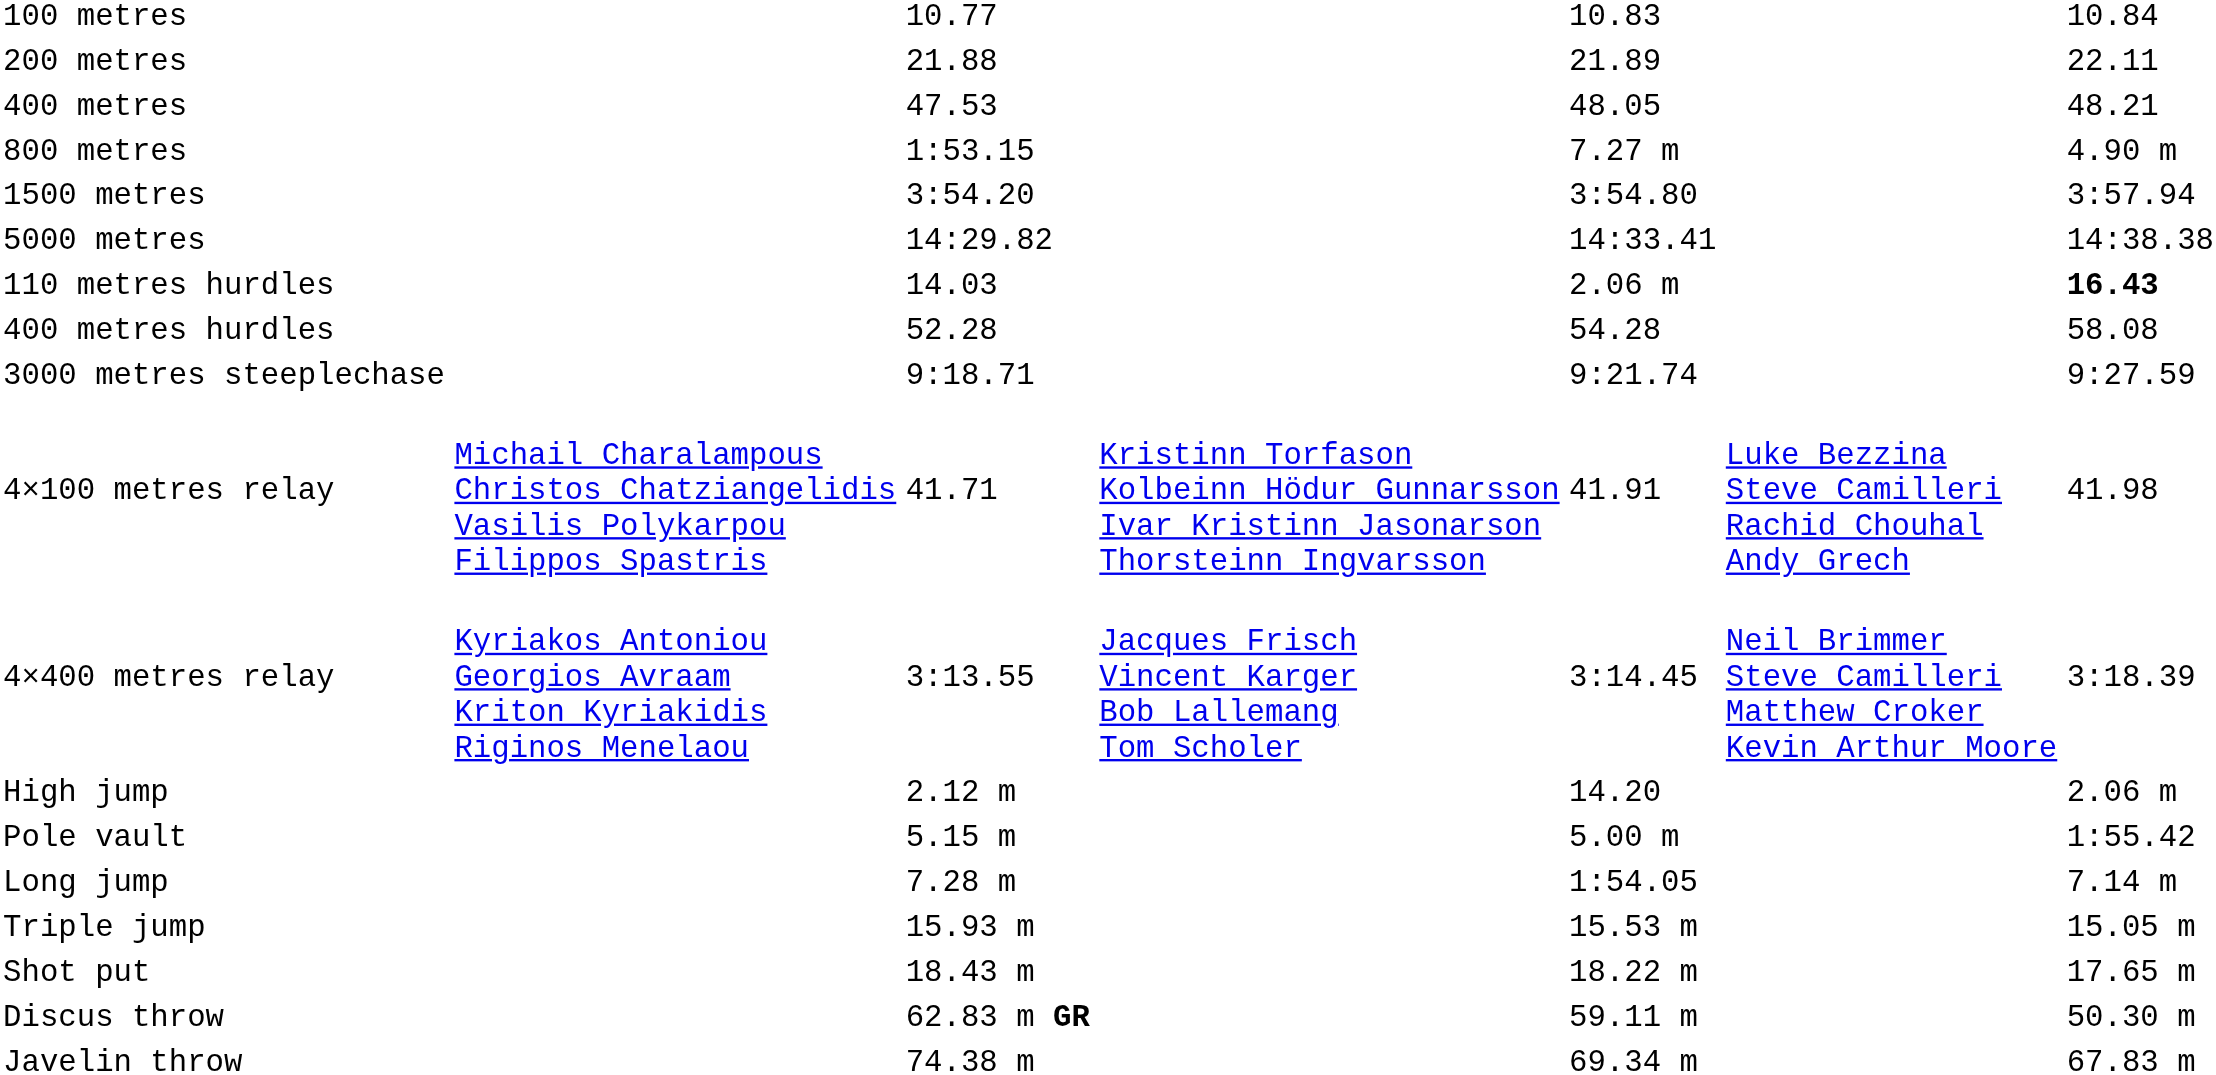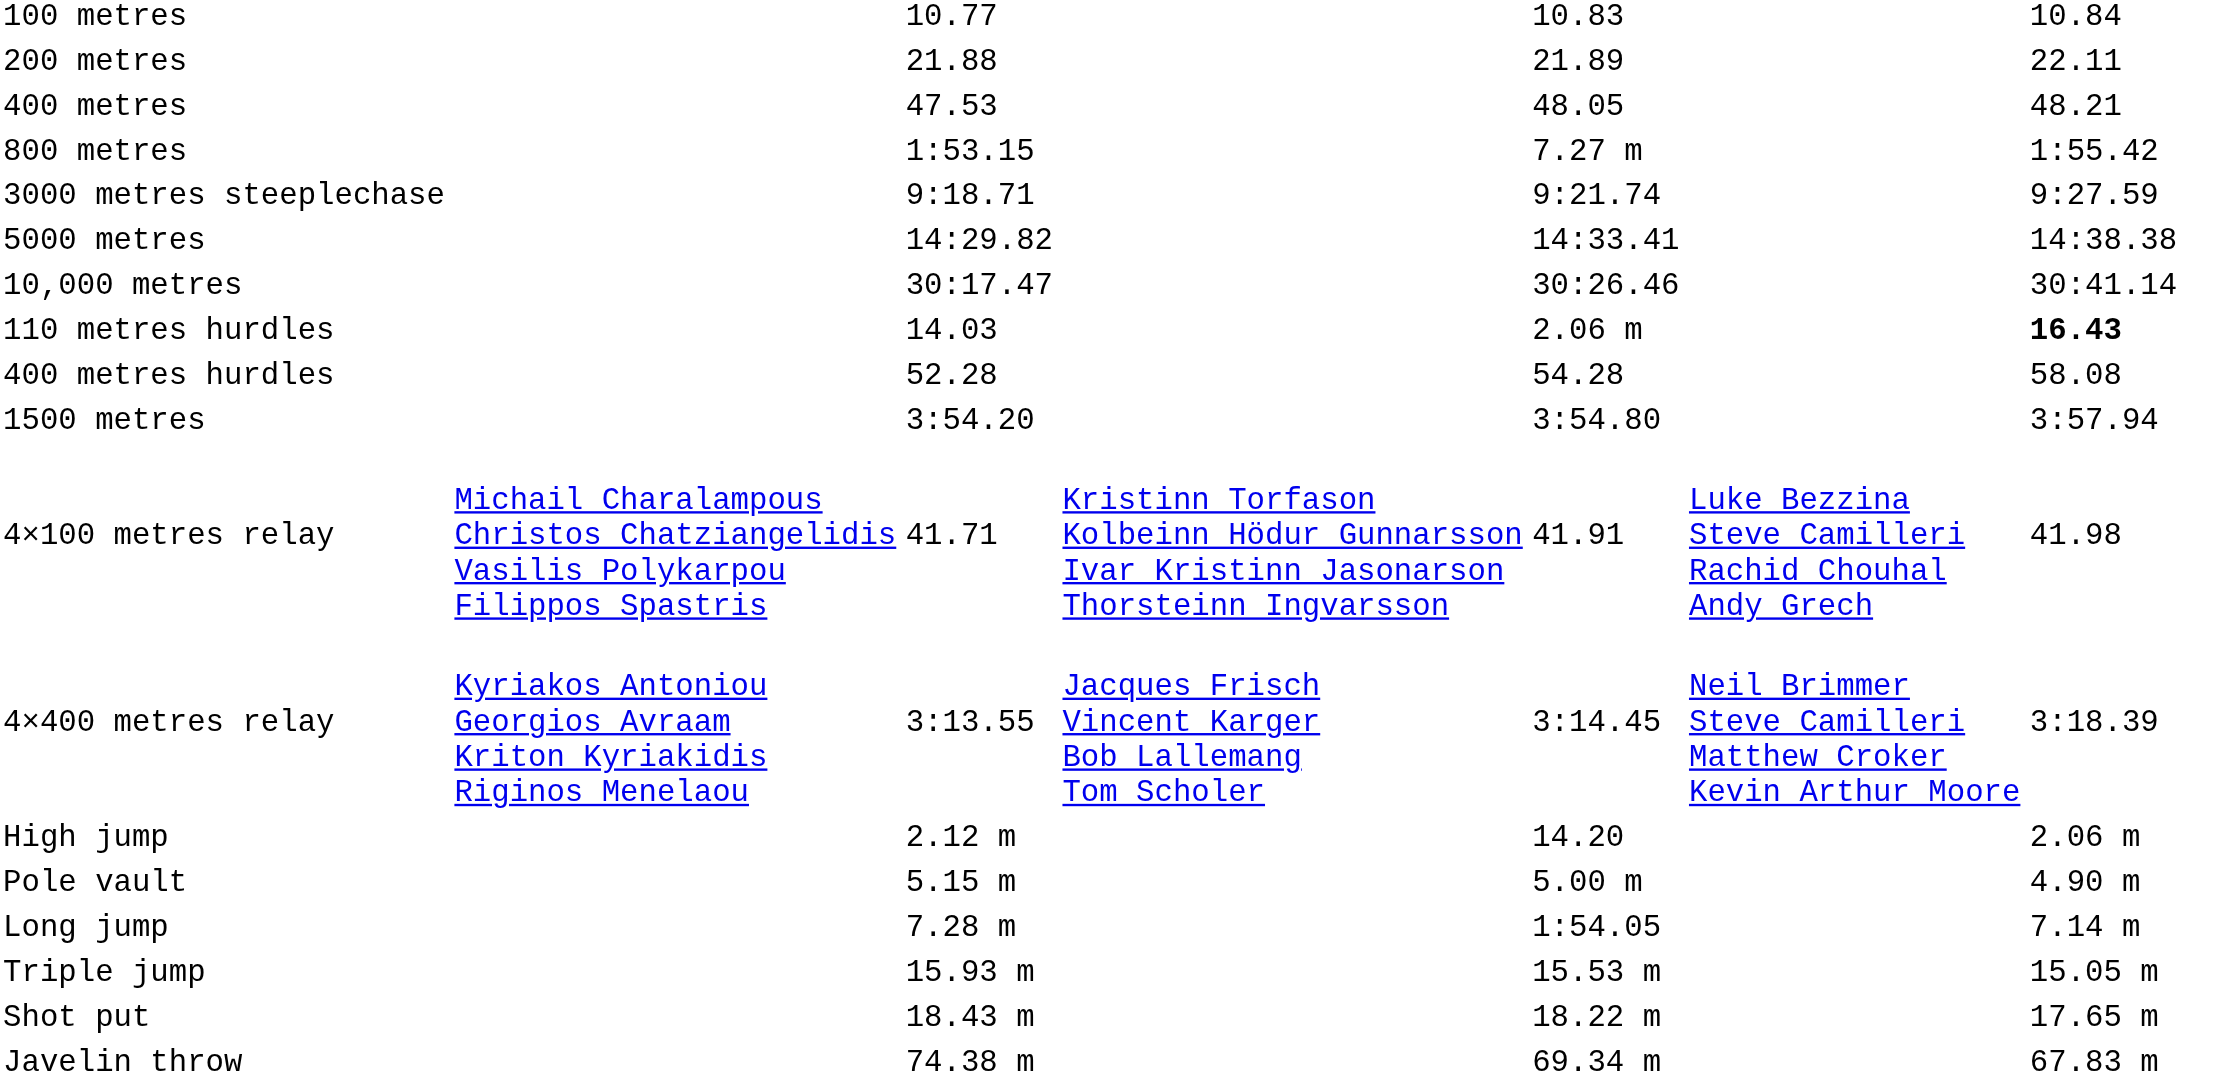(2122, 151) 4.90 m -> (2094, 151) 1:55.42
rows swapped: (104, 196) <-> (224, 375)
+ row: (123, 286)
(2131, 838) 1:55.42 -> (2085, 883) 4.90 m
- row: (114, 1017)
